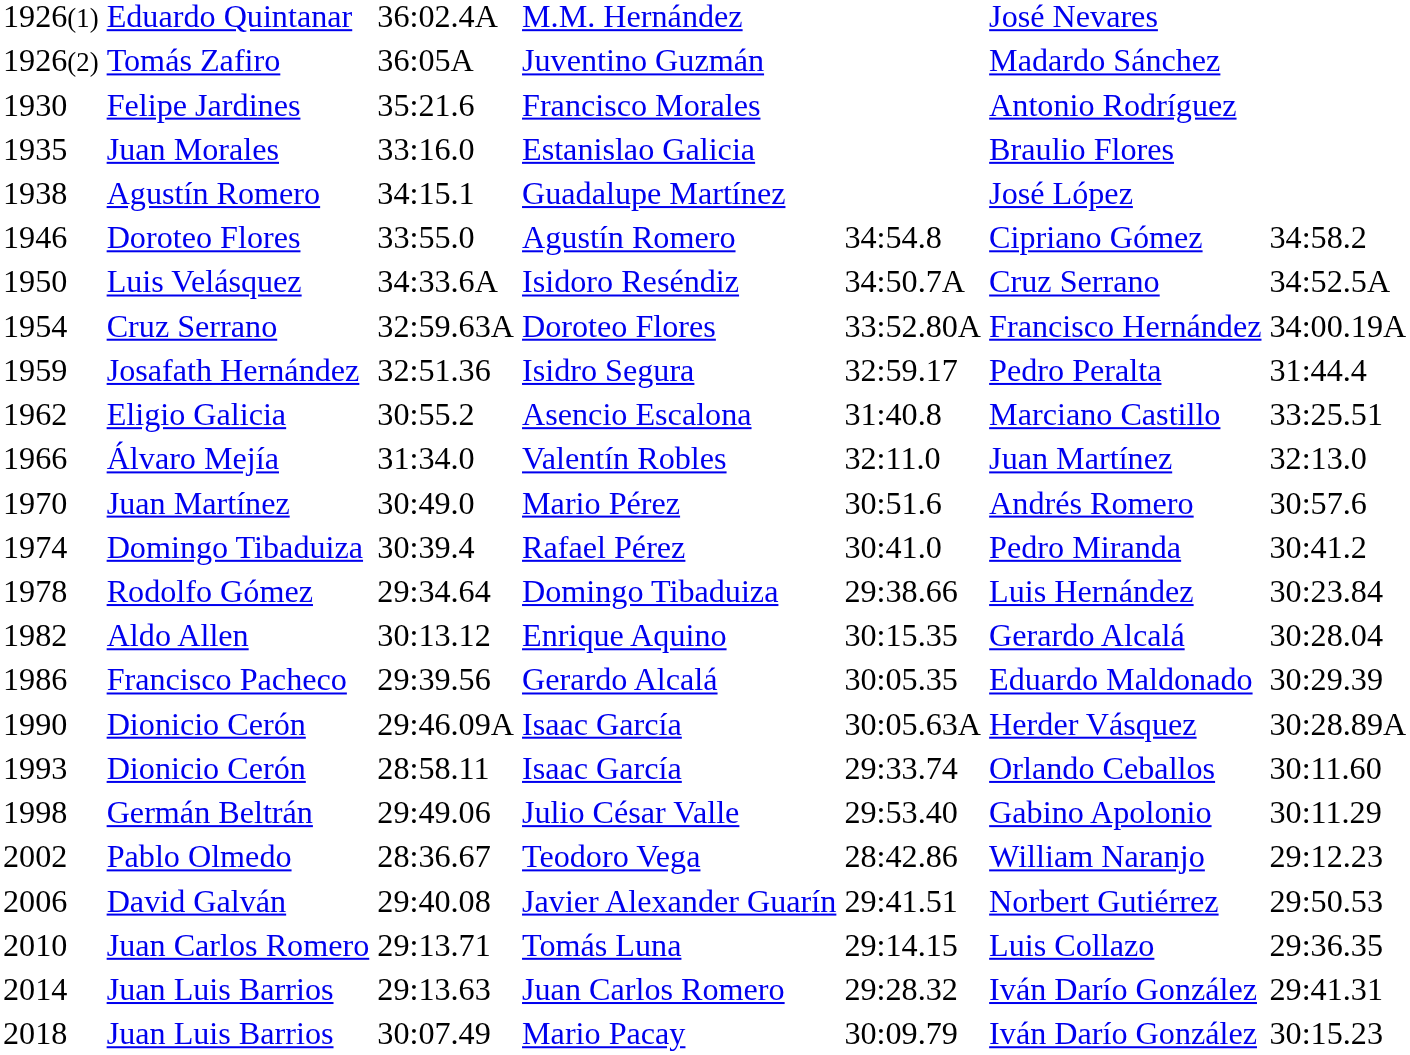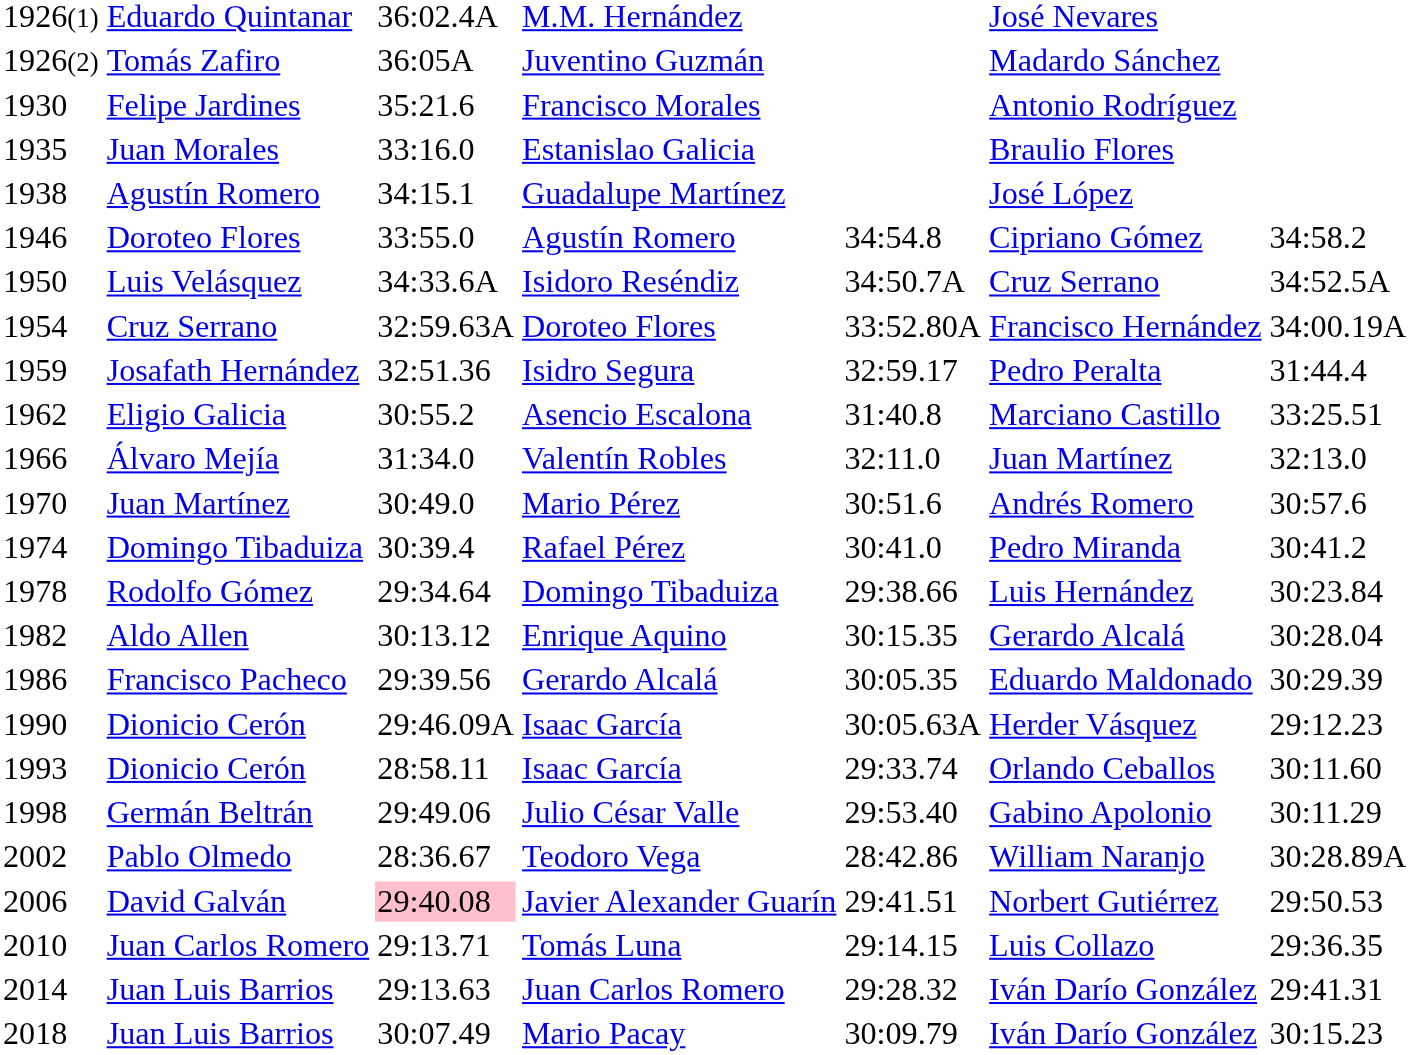(1338, 724) 30:28.89A -> (1326, 724) 29:12.23
(1326, 856) 29:12.23 -> (1338, 856) 30:28.89A
(434, 901) no background -> (434, 901) pink background
